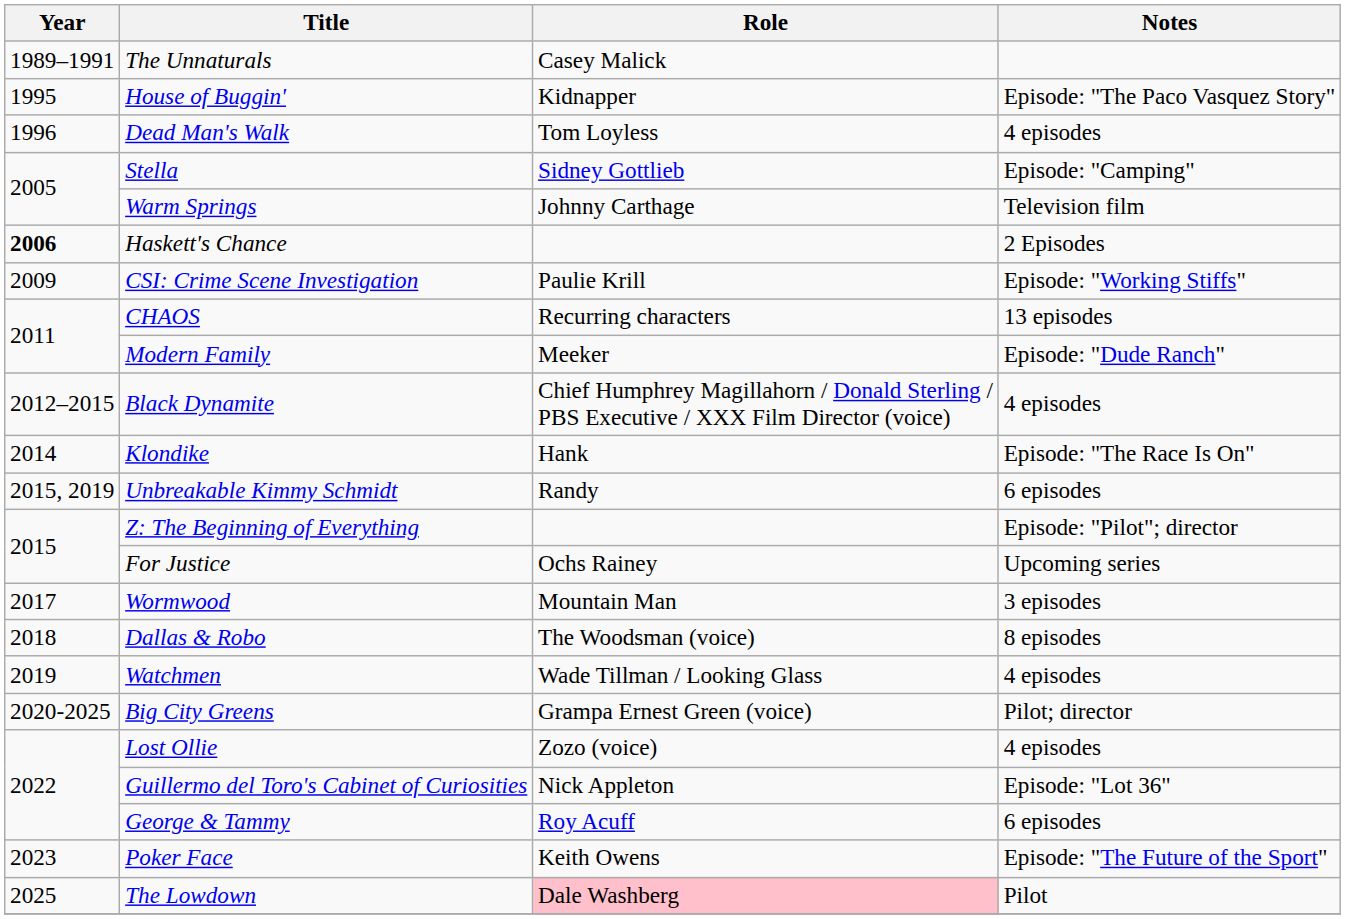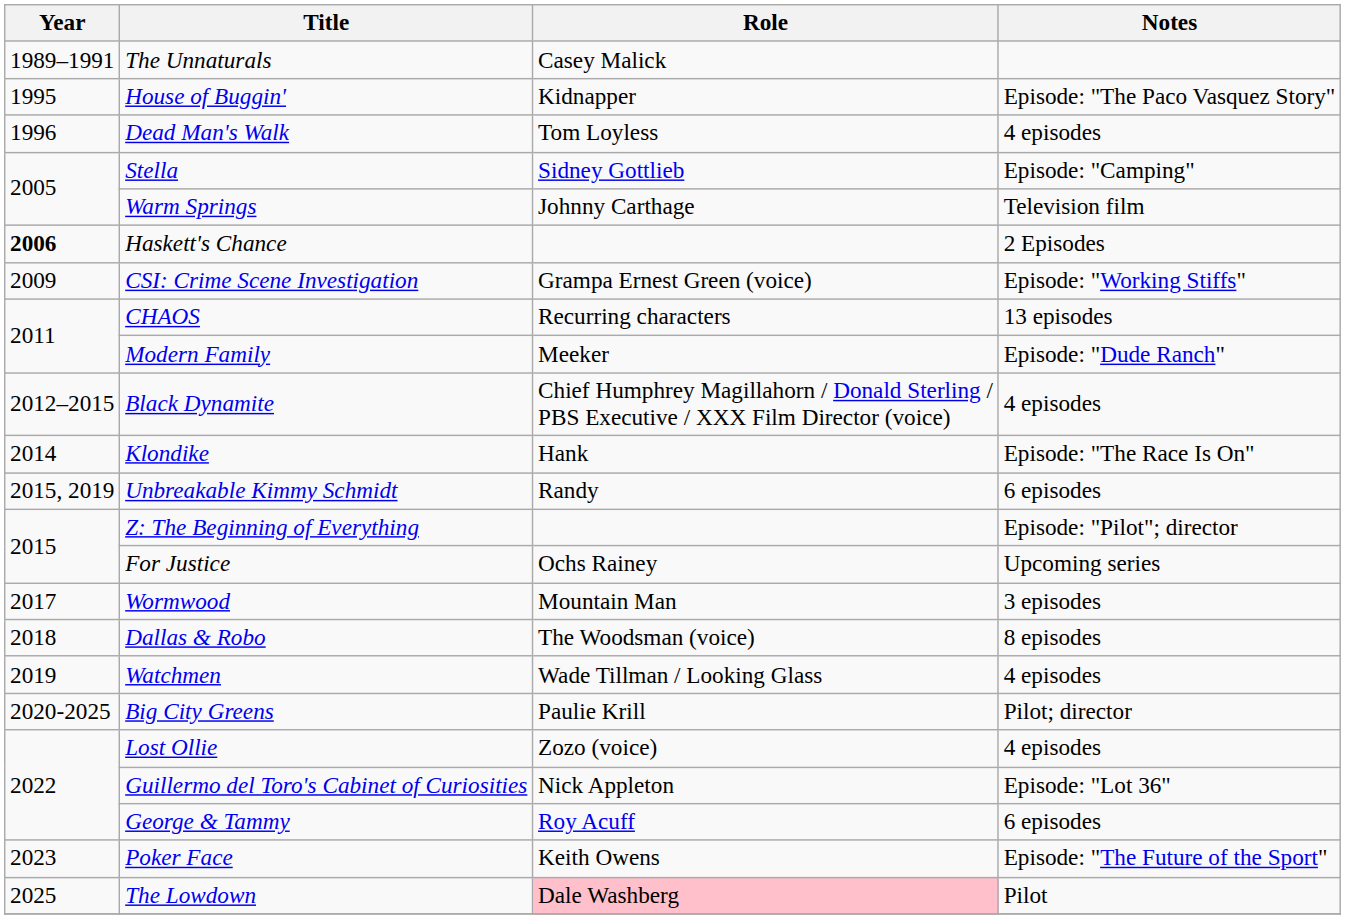(592, 280) Paulie Krill -> (675, 280) Grampa Ernest Green (voice)
(675, 711) Grampa Ernest Green (voice) -> (592, 711) Paulie Krill
